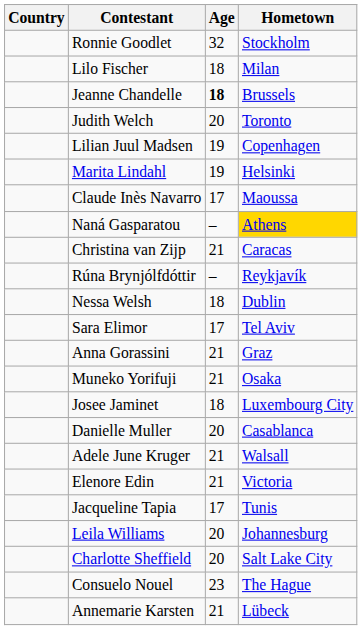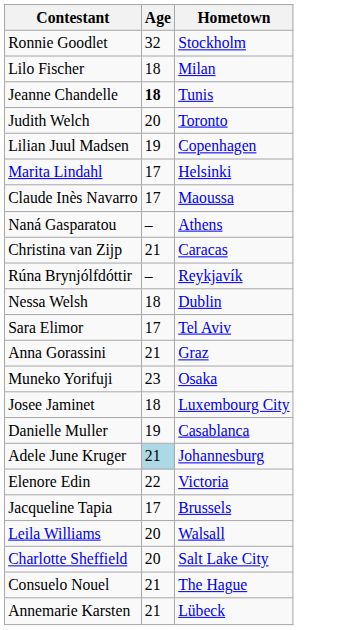- column: (36, 17)
(269, 95) Brussels -> (196, 95) Tunis
(216, 172) 19 -> (153, 172) 17
(264, 224) gold background -> (200, 224) no background
(216, 378) 21 -> (153, 378) 23
(216, 430) 20 -> (153, 430) 19
(216, 456) no background -> (153, 456) lightblue background
(265, 456) Walsall -> (221, 456) Johannesburg
(216, 482) 21 -> (153, 482) 22
(260, 508) Tunis -> (205, 508) Brussels
(285, 533) Johannesburg -> (201, 533) Walsall
(216, 585) 23 -> (153, 585) 21
